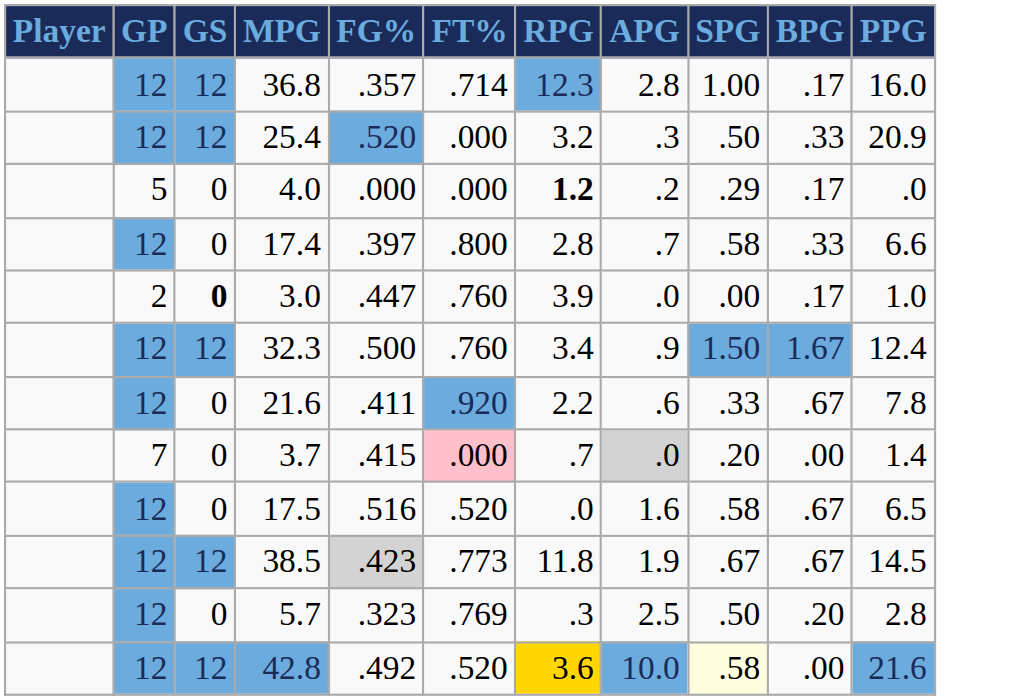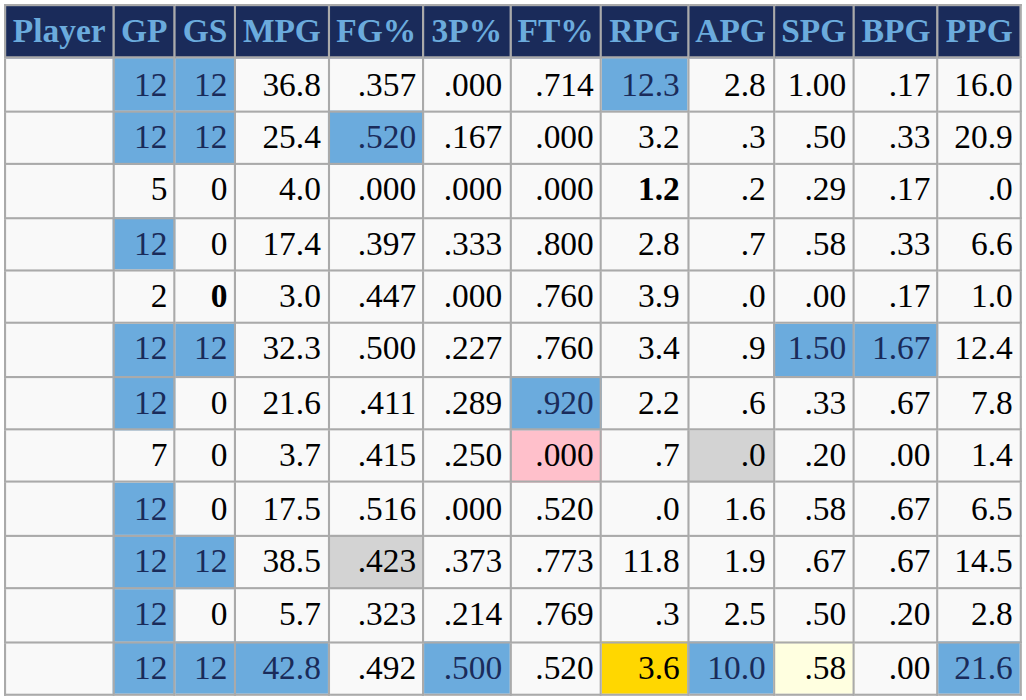+ column: (467, 31)
